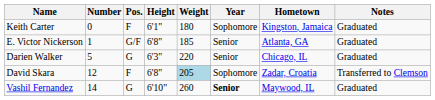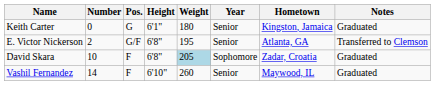(128, 27) F -> (129, 27) G
(235, 27) Sophomore -> (225, 27) Senior
(90, 42) 1 -> (90, 42) 2
(186, 42) 185 -> (186, 42) 195
(357, 42) Graduated -> (382, 42) Transferred to Clemson
- row: (34, 57)
(92, 73) 12 -> (92, 57) 10
(382, 73) Transferred to Clemson -> (357, 57) Graduated
(129, 88) G -> (128, 73) F
(226, 88) bold -> (225, 73) normal
